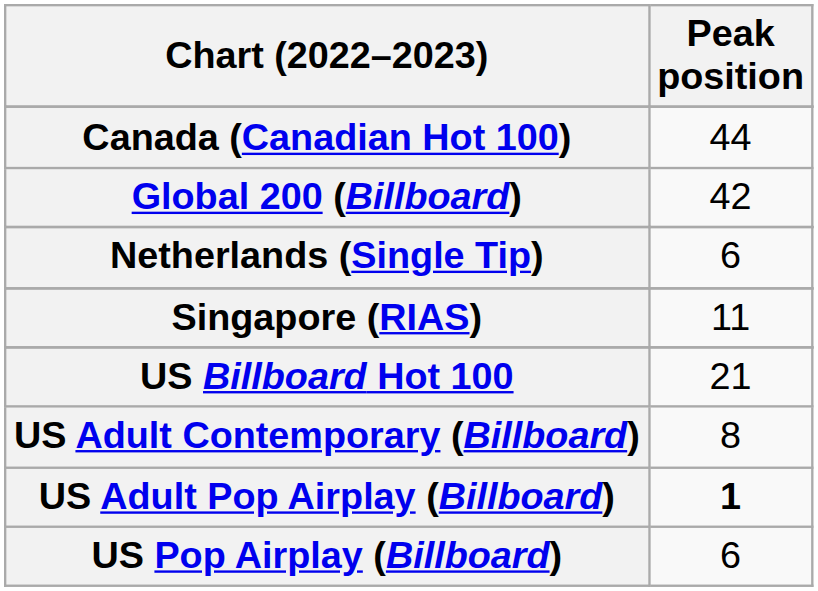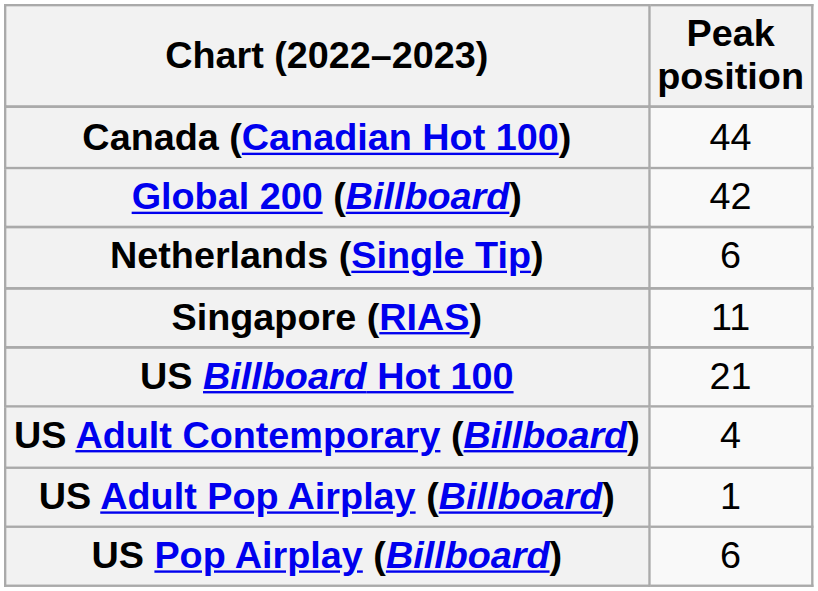(731, 436) 8 -> (731, 436) 4
(731, 496) bold -> (731, 496) normal
